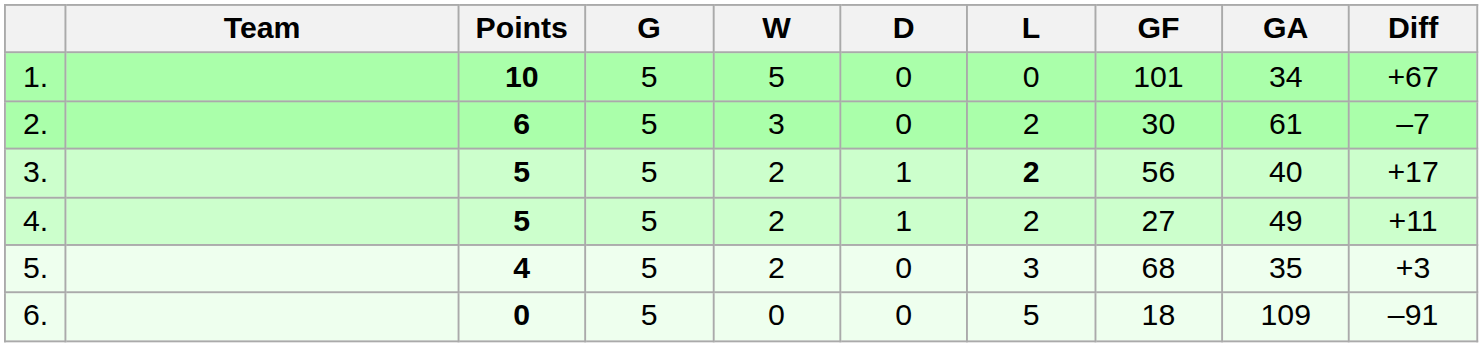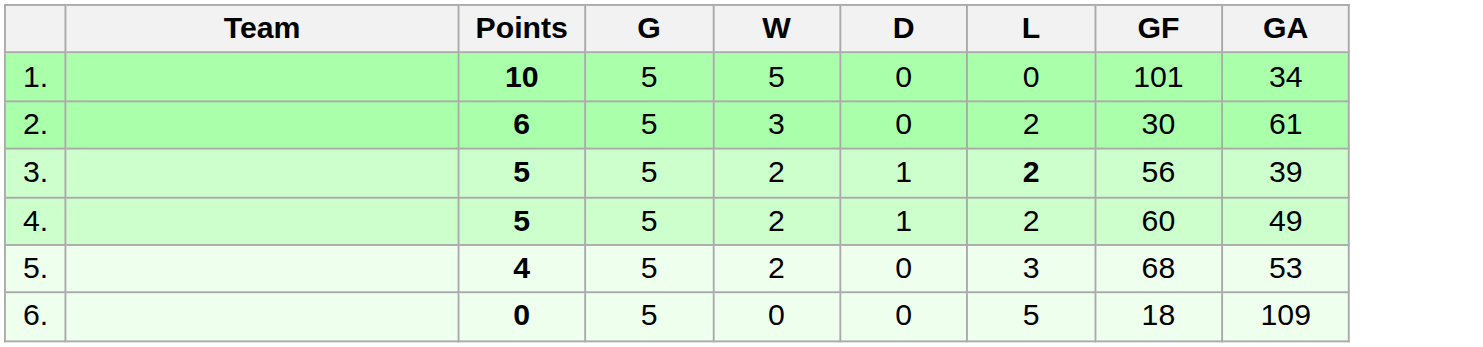- column: (1413, 28)
(1286, 172) 40 -> (1286, 172) 39
(1158, 220) 27 -> (1158, 220) 60
(1286, 268) 35 -> (1286, 268) 53
